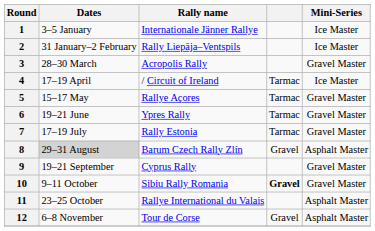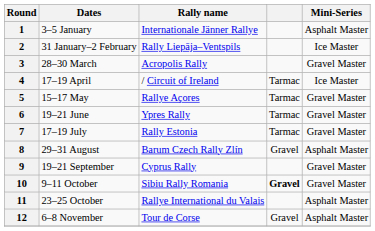(336, 30) Ice Master -> (336, 30) Asphalt Master
(70, 149) lightgrey background -> (70, 149) no background
